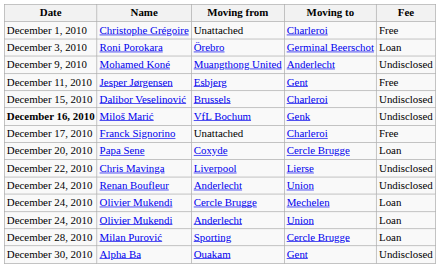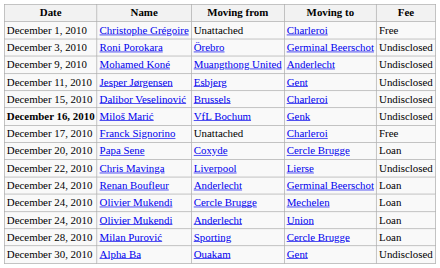(390, 47) Loan -> (406, 47) Undisclosed
(389, 82) Free -> (406, 82) Undisclosed
(300, 185) Union -> (330, 185) Germinal Beerschot
(406, 185) Undisclosed -> (390, 185) Loan
